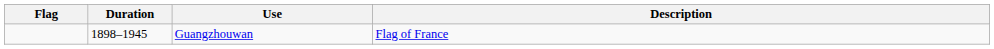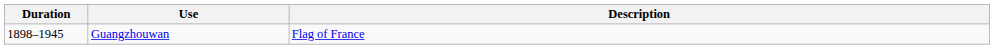- column: (46, 14)
